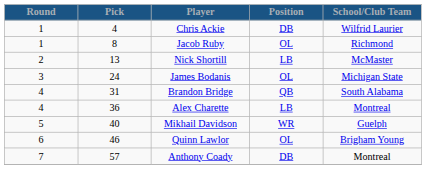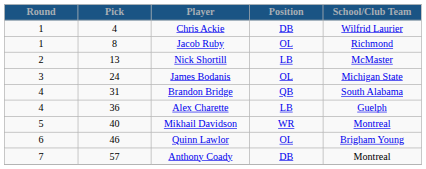(372, 108) Montreal -> (372, 108) Guelph
(372, 124) Guelph -> (372, 124) Montreal
